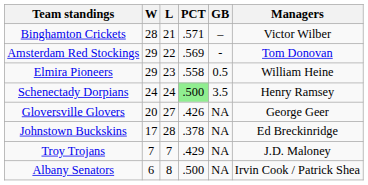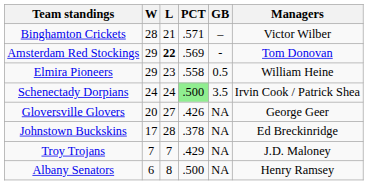(169, 53) normal -> (169, 53) bold
(297, 92) Henry Ramsey -> (297, 92) Irvin Cook / Patrick Shea
(297, 170) Irvin Cook / Patrick Shea -> (297, 170) Henry Ramsey
